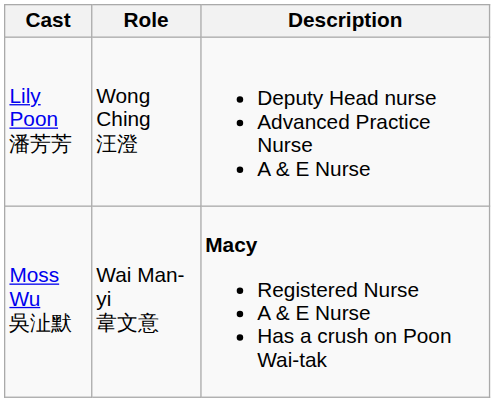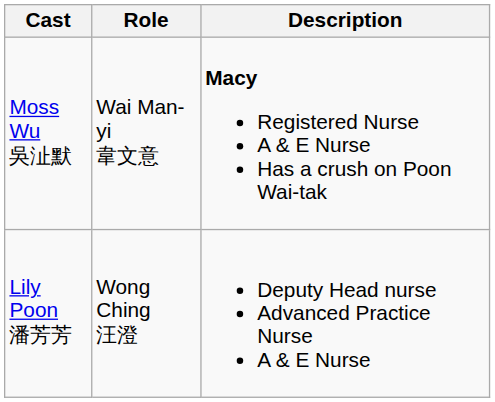rows swapped: (41, 120) <-> (41, 300)
